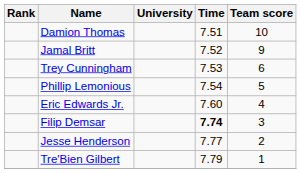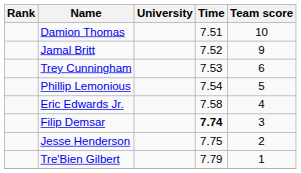(211, 104) 7.60 -> (211, 104) 7.58
(211, 141) 7.77 -> (211, 141) 7.75
